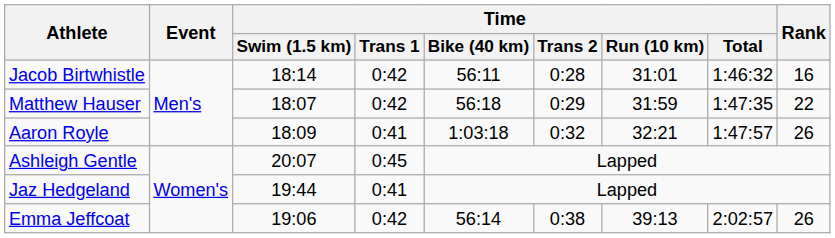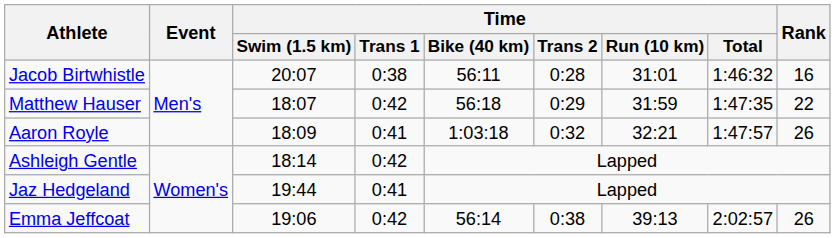(294, 75) 18:14 -> (294, 75) 20:07
(389, 75) 0:42 -> (389, 75) 0:38
(294, 161) 20:07 -> (294, 161) 18:14
(389, 161) 0:45 -> (389, 161) 0:42
